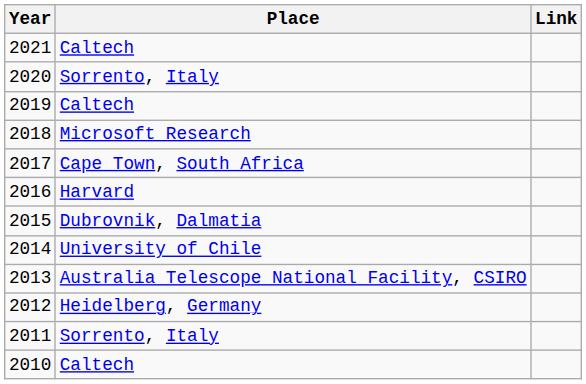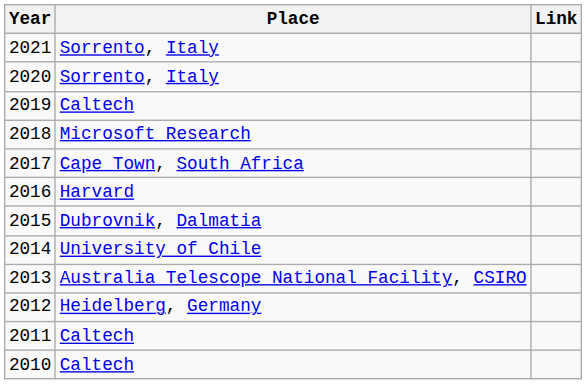(97, 48) Caltech -> (139, 48) Sorrento, Italy
(139, 336) Sorrento, Italy -> (97, 336) Caltech
